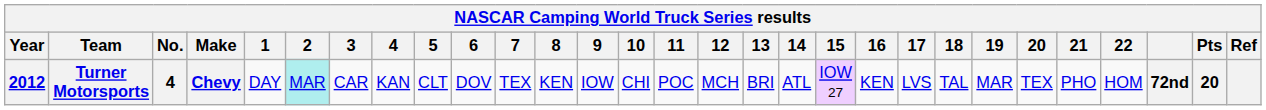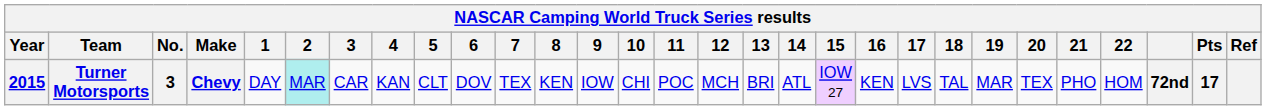(27, 82) 2012 -> (27, 82) 2015
(170, 82) 4 -> (170, 82) 3
(1210, 82) 20 -> (1210, 82) 17
